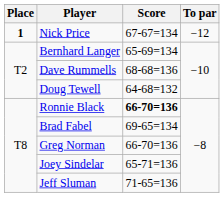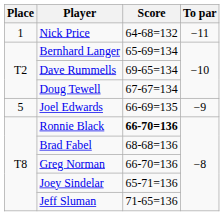(21, 32) bold -> (21, 32) normal
(152, 32) 67-67=134 -> (152, 32) 64-68=132
(200, 32) −12 -> (200, 32) −11
(152, 70) 68-68=136 -> (152, 70) 69-65=134
(152, 88) 64-68=132 -> (152, 88) 67-67=134
+ row: (71, 107)
(152, 126) 69-65=134 -> (152, 145) 68-68=136
